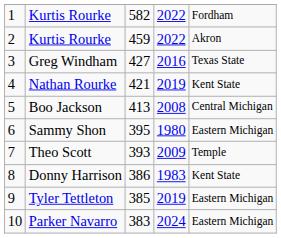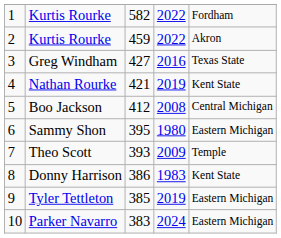(139, 107) 413 -> (139, 107) 412
